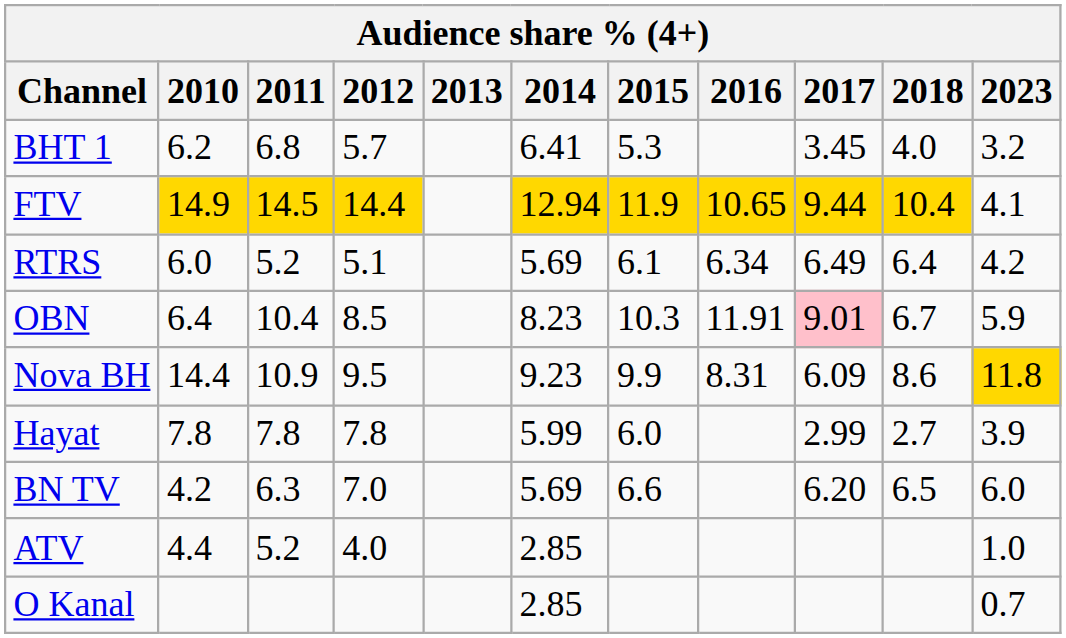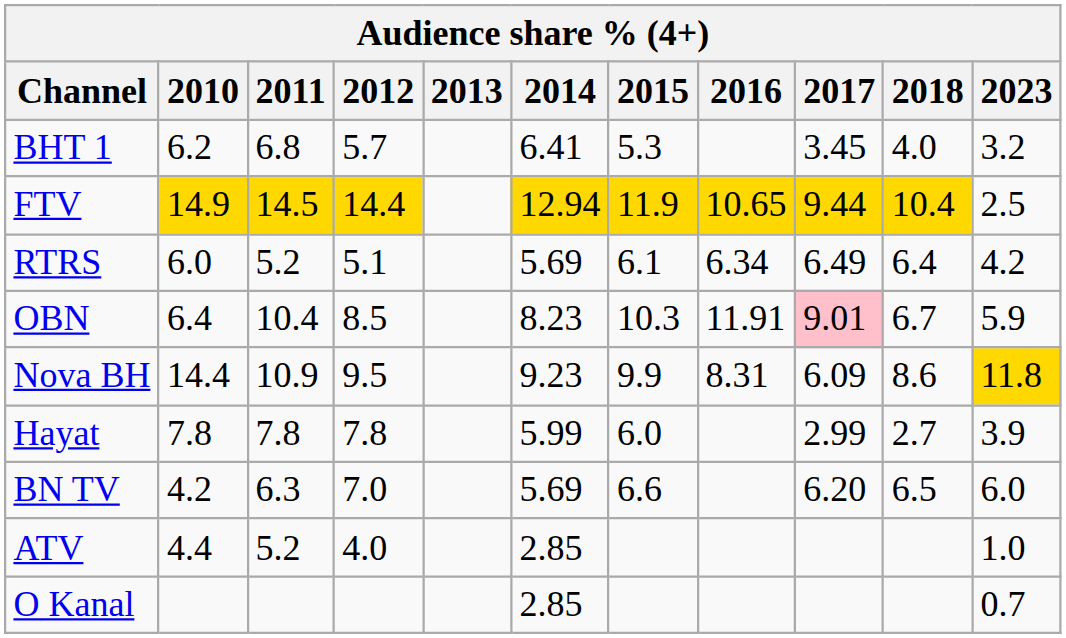(1003, 204) 4.1 -> (1003, 204) 2.5
